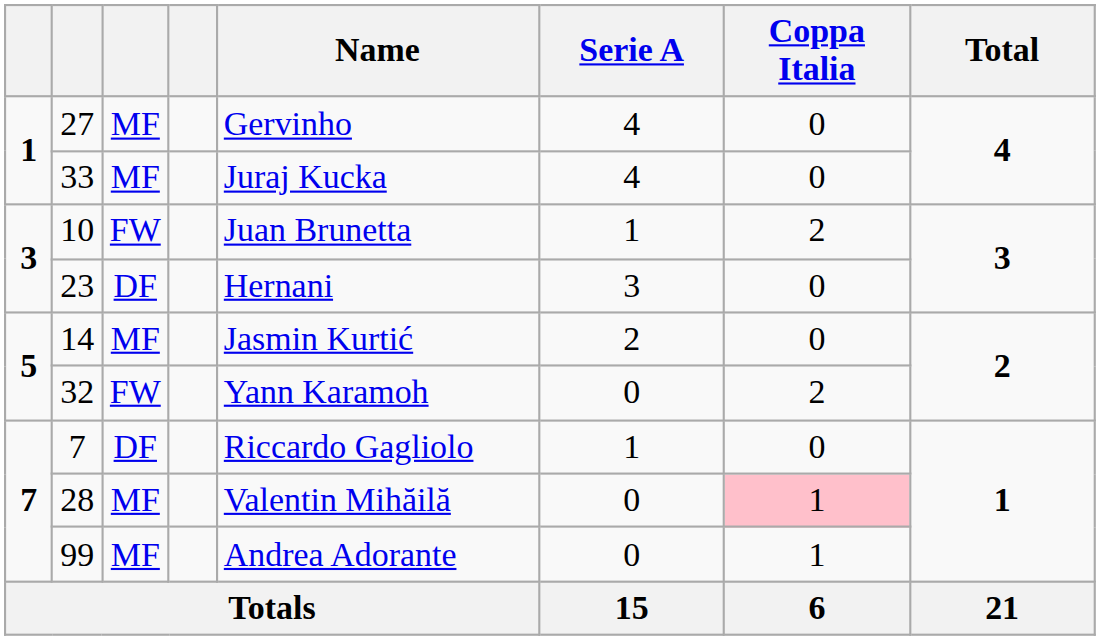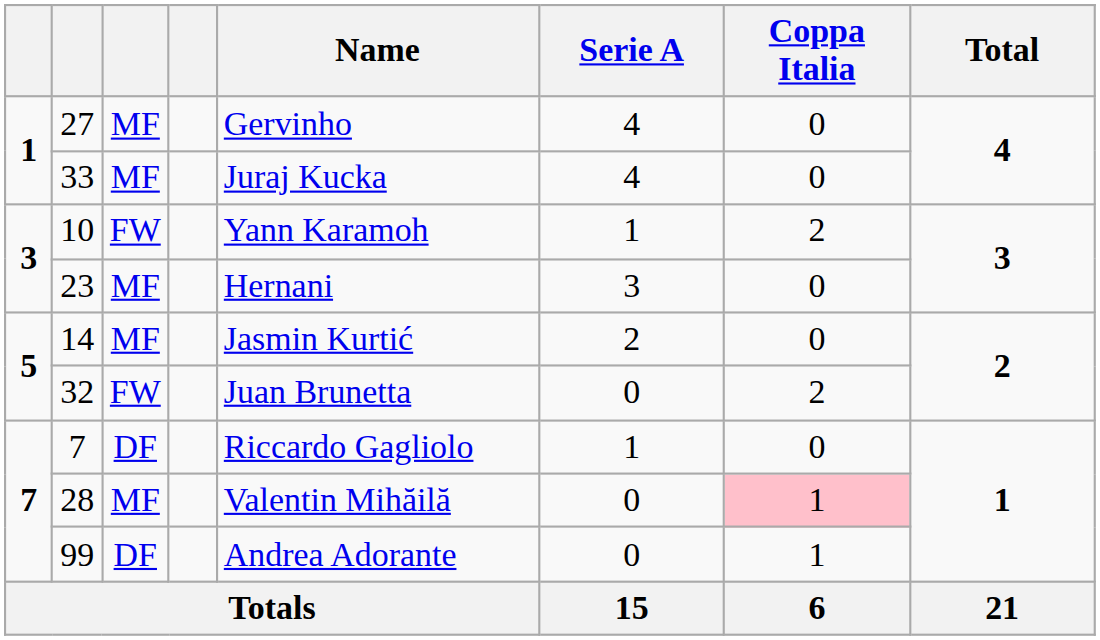(318, 230) Juan Brunetta -> (326, 230) Yann Karamoh
(135, 284) DF -> (135, 284) MF
(326, 392) Yann Karamoh -> (318, 392) Juan Brunetta
(135, 553) MF -> (135, 553) DF
